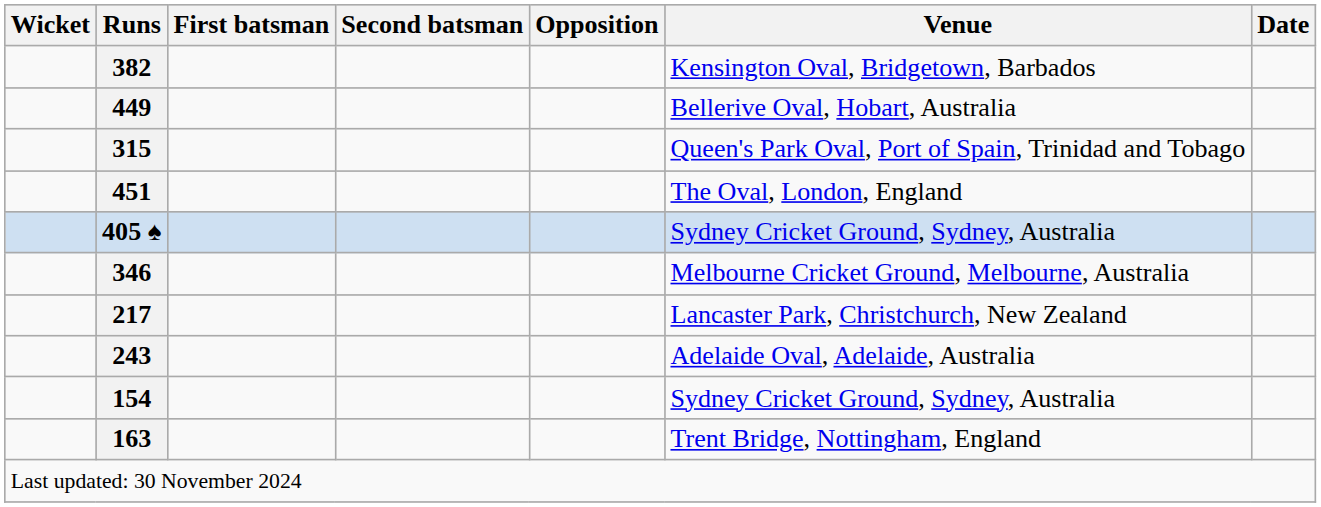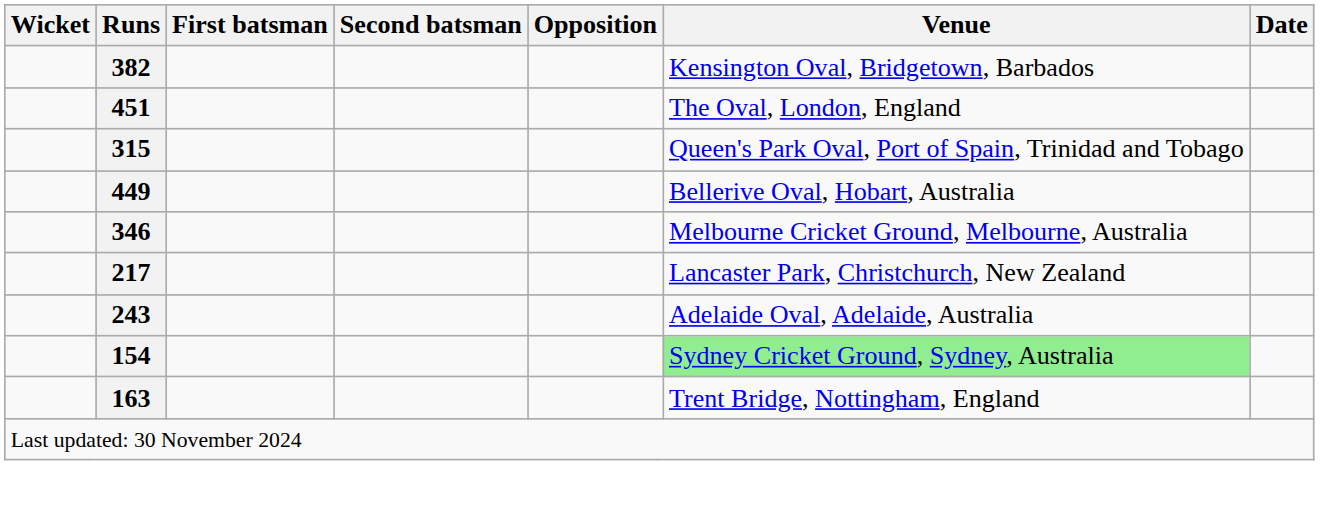rows swapped: (132, 190) <-> (132, 107)
- row: (132, 231)
(893, 397) no background -> (891, 356) lightgreen background
